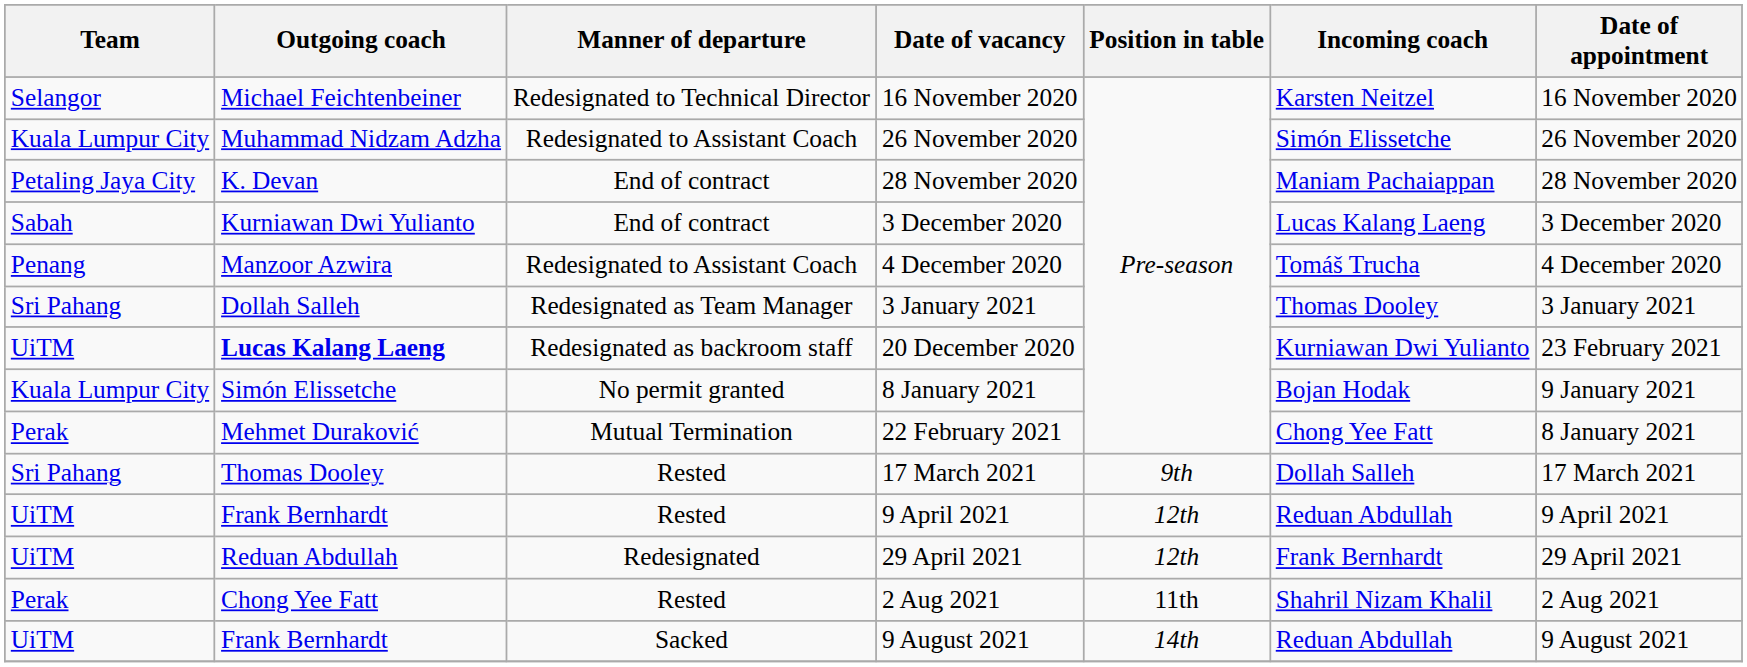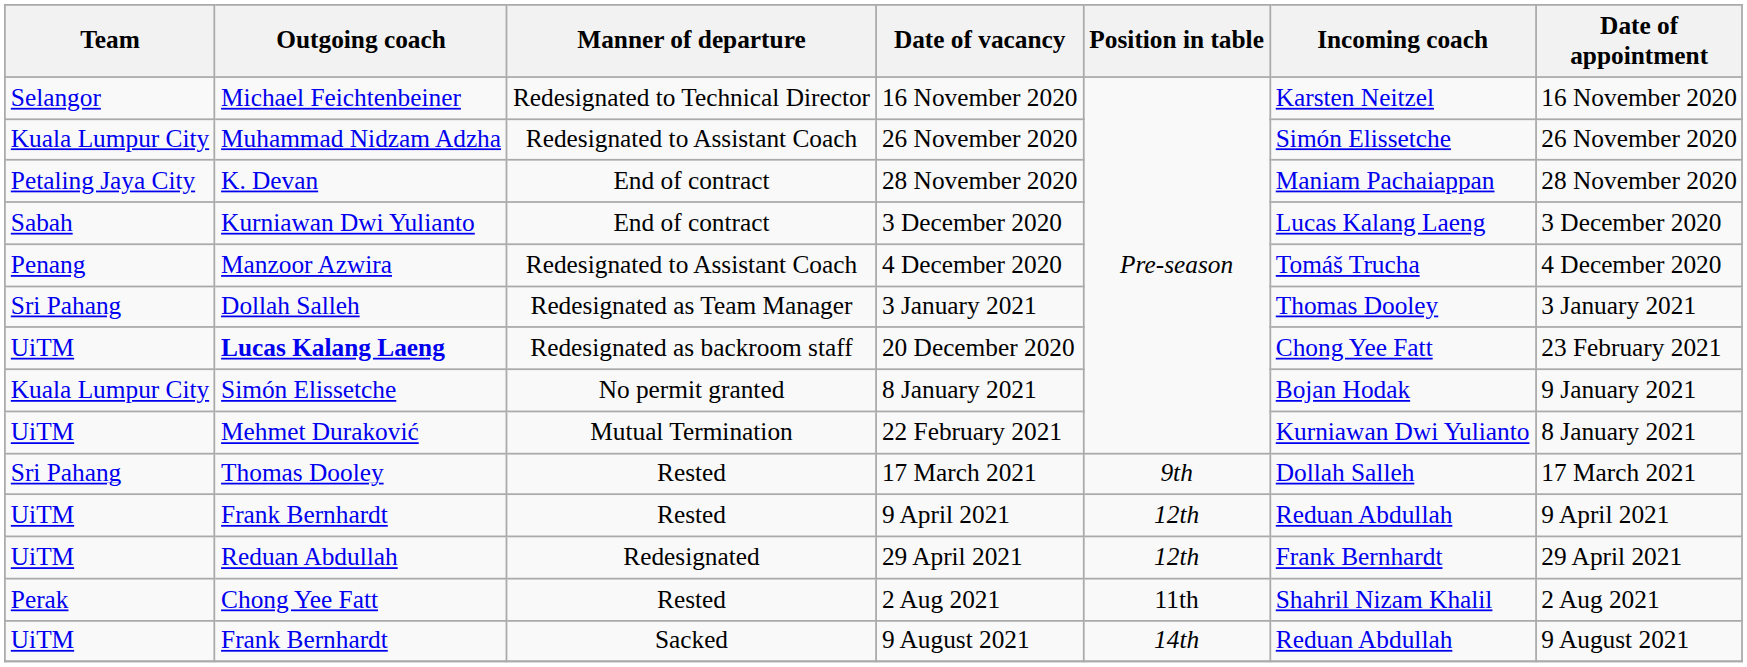(1403, 348) Kurniawan Dwi Yulianto -> (1354, 348) Chong Yee Fatt
(40, 431) Perak -> (42, 431) UiTM
(1354, 431) Chong Yee Fatt -> (1403, 431) Kurniawan Dwi Yulianto
